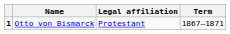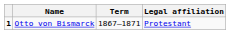columns swapped: (203, 11) <-> (138, 11)
